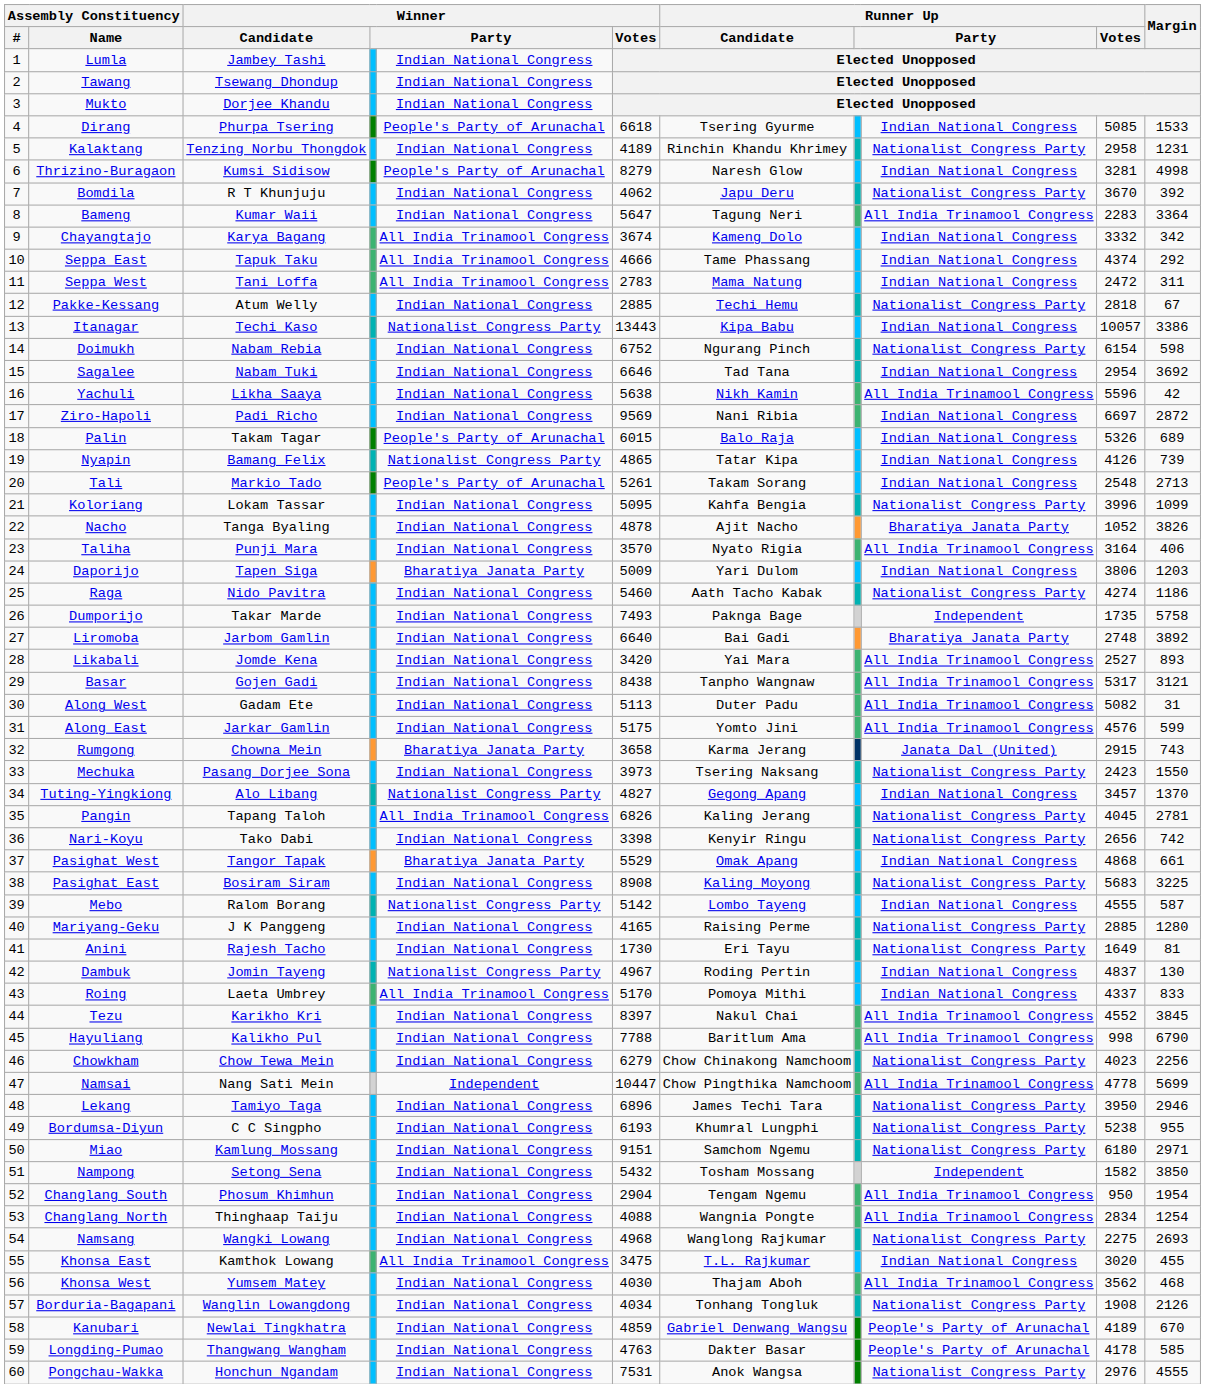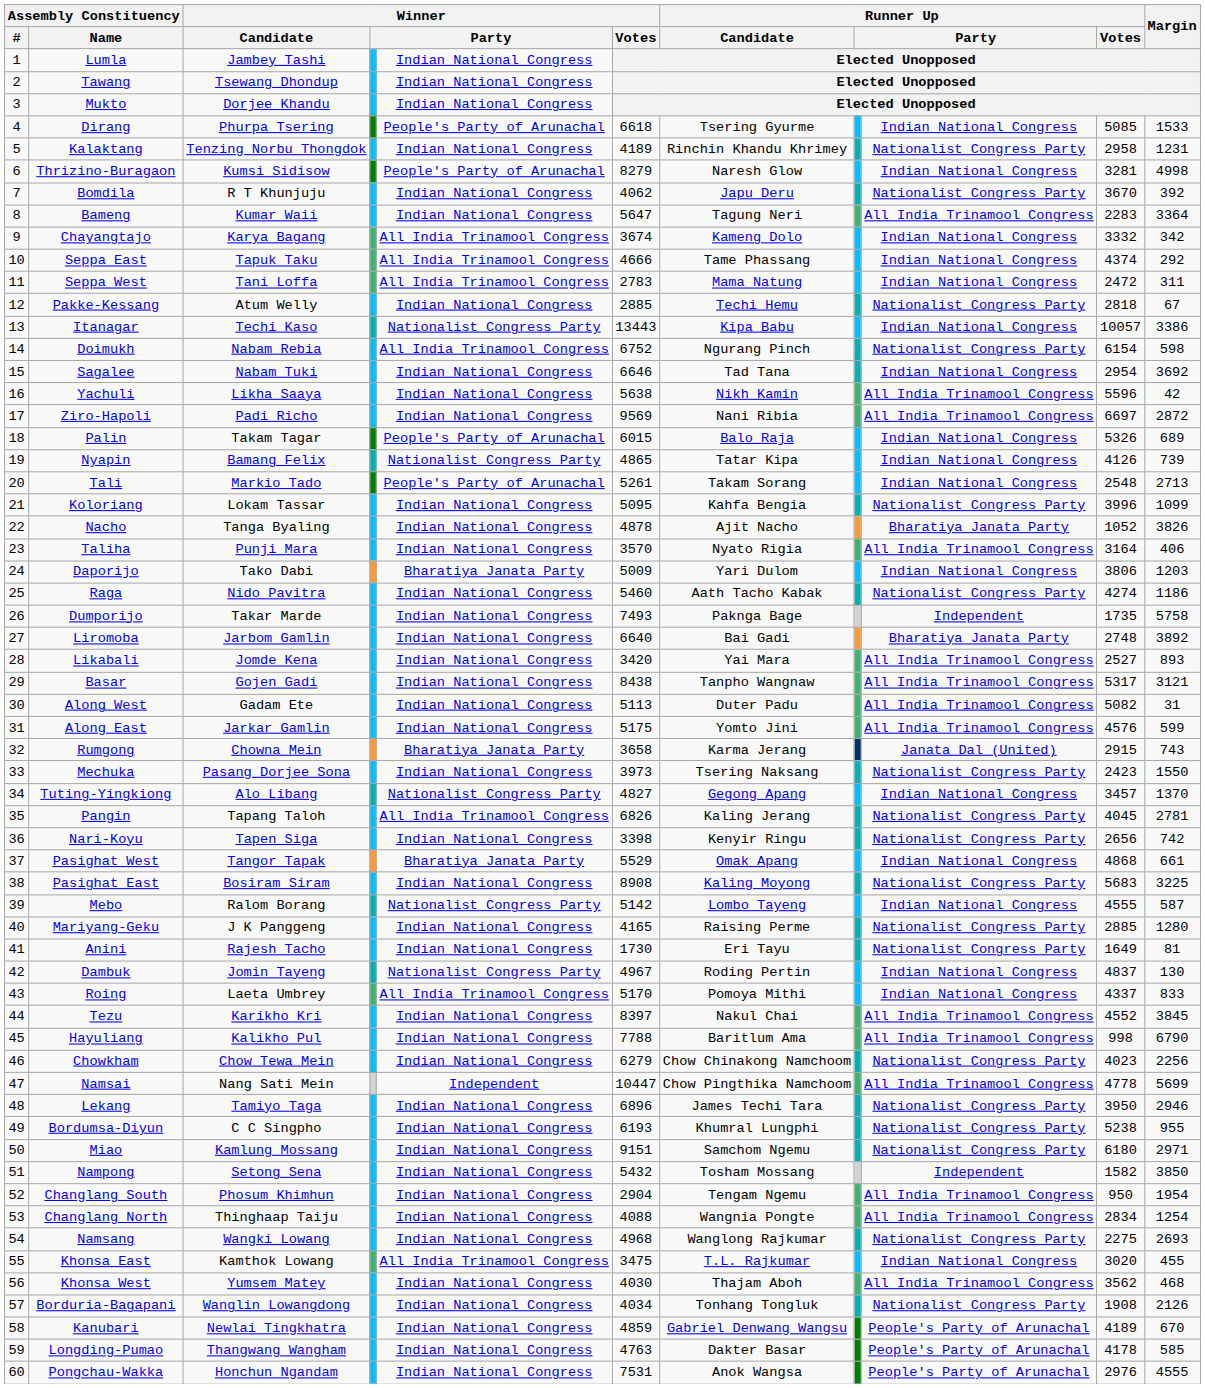(494, 349) Indian National Congress -> (494, 349) All India Trinamool Congress
(979, 416) Indian National Congress -> (979, 416) All India Trinamool Congress
(276, 572) Tapen Siga -> (276, 572) Tako Dabi
(276, 839) Tako Dabi -> (276, 839) Tapen Siga
(979, 1373) Nationalist Congress Party -> (979, 1373) People's Party of Arunachal
